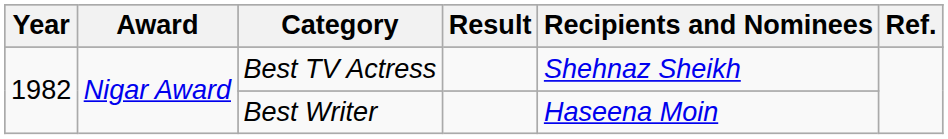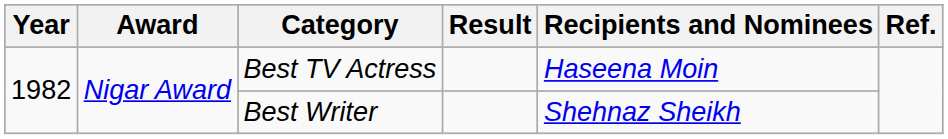(642, 68) Shehnaz Sheikh -> (631, 68) Haseena Moin
(631, 111) Haseena Moin -> (642, 111) Shehnaz Sheikh
